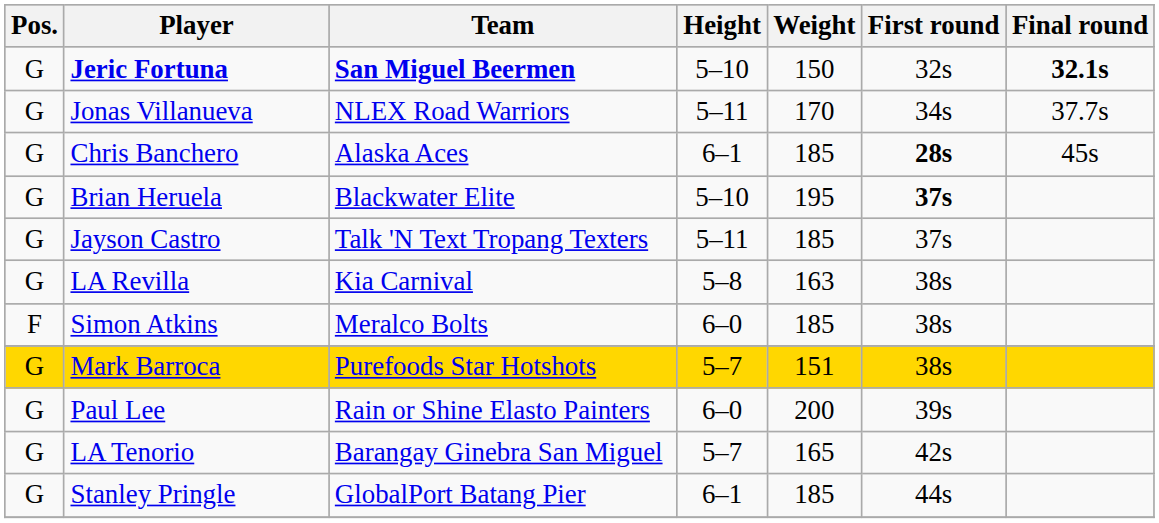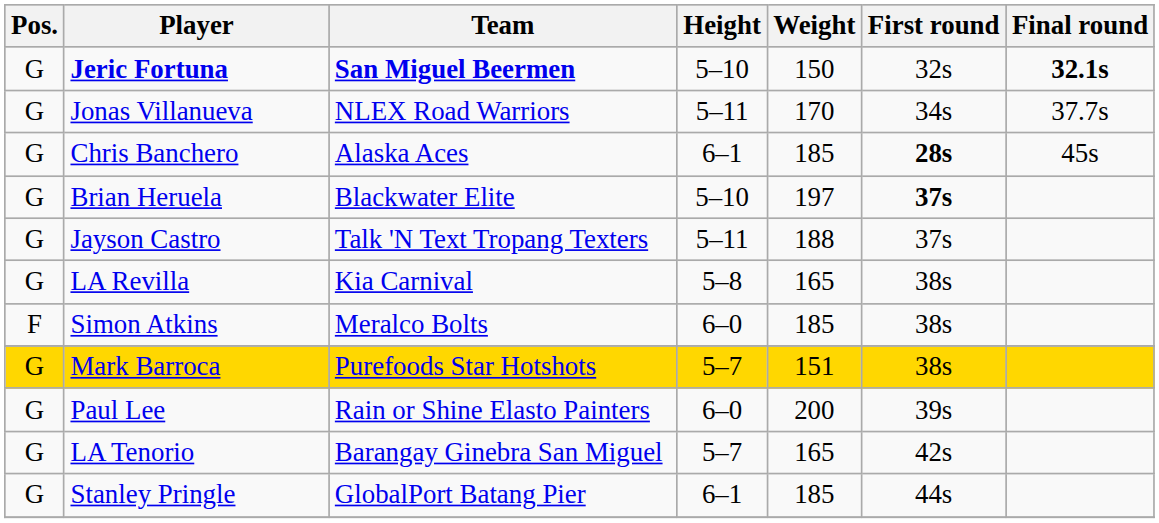(814, 196) 195 -> (814, 196) 197
(814, 238) 185 -> (814, 238) 188
(814, 281) 163 -> (814, 281) 165
